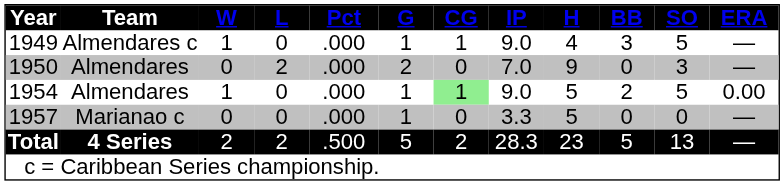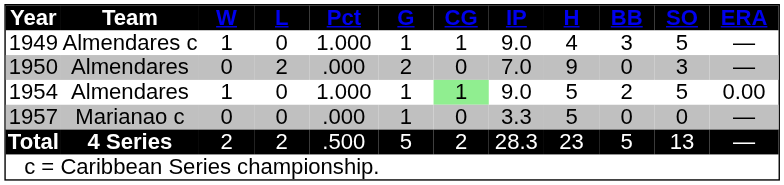(344, 42) .000 -> (344, 42) 1.000
(344, 92) .000 -> (344, 92) 1.000
